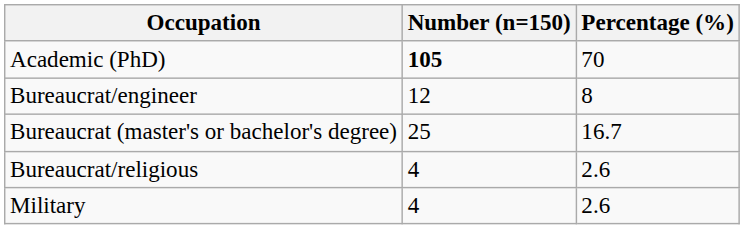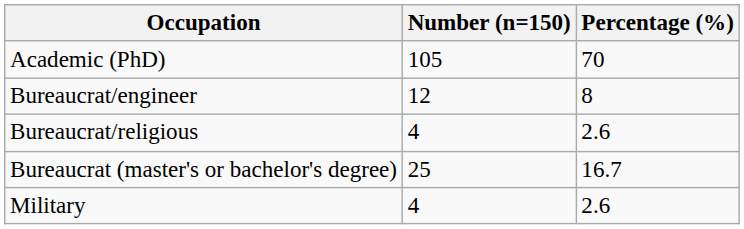(425, 59) bold -> (425, 59) normal
rows swapped: (104, 168) <-> (204, 132)
